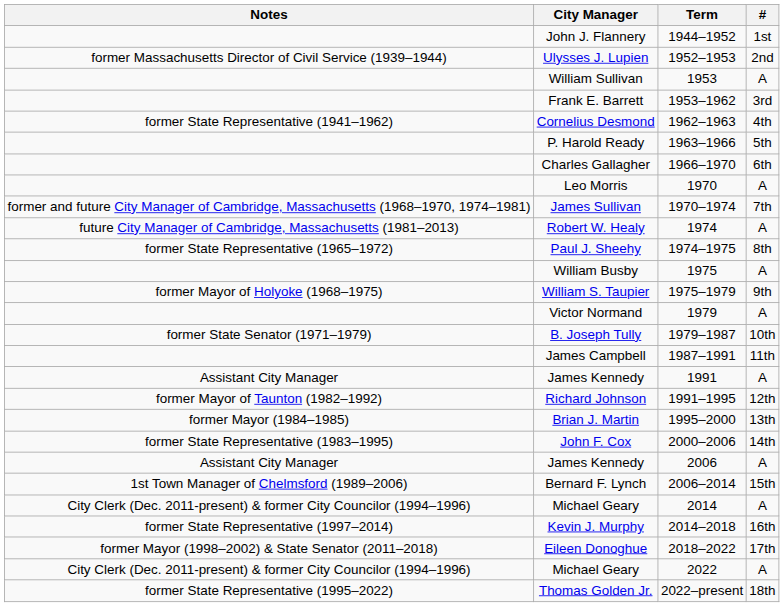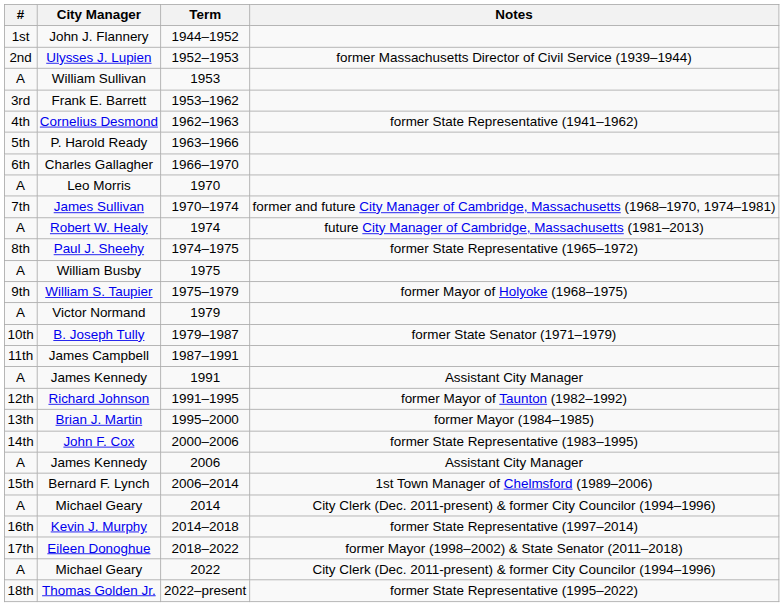columns swapped: (762, 15) <-> (269, 15)
